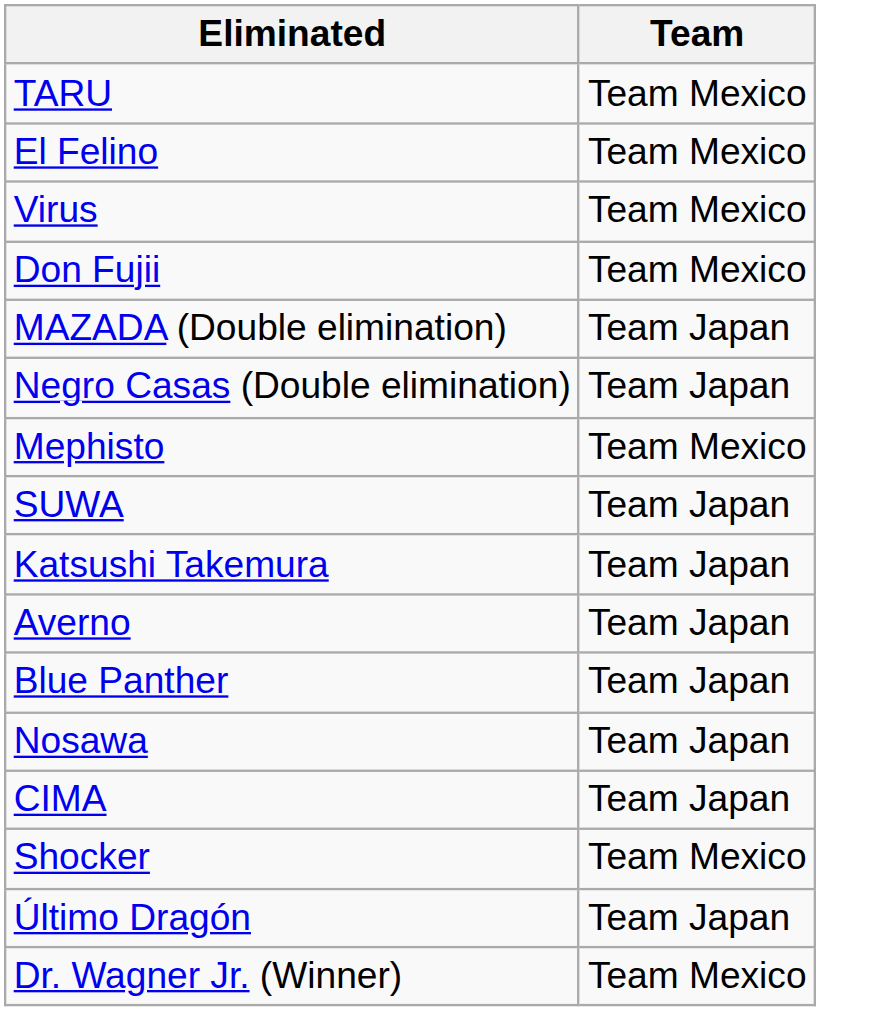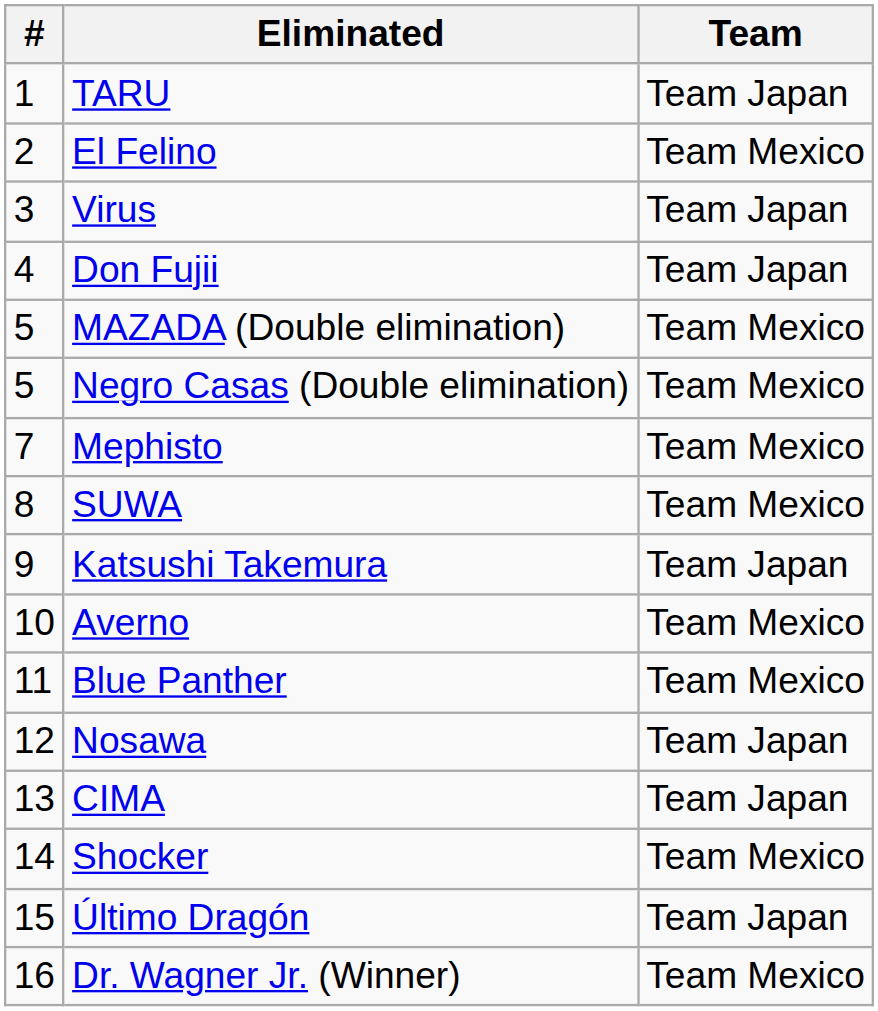+ column: (34, 33)
(697, 92) Team Mexico -> (747, 92) Team Japan
(697, 210) Team Mexico -> (747, 210) Team Japan
(697, 269) Team Mexico -> (747, 269) Team Japan
(689, 328) Team Japan -> (756, 328) Team Mexico
(689, 387) Team Japan -> (756, 387) Team Mexico
(689, 504) Team Japan -> (756, 504) Team Mexico
(689, 622) Team Japan -> (756, 622) Team Mexico
(689, 681) Team Japan -> (756, 681) Team Mexico
